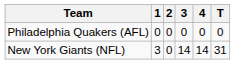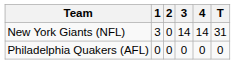rows swapped: (78, 31) <-> (66, 50)
